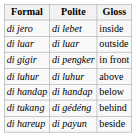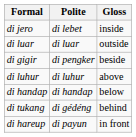(114, 60) in front -> (112, 60) beside
(112, 124) beside -> (114, 124) in front
